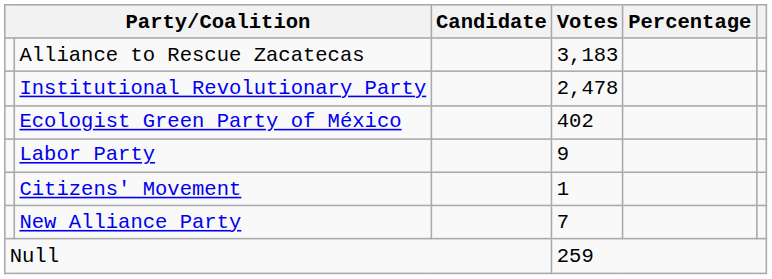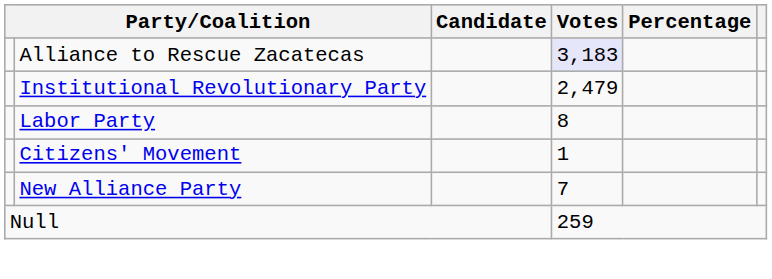(588, 55) no background -> (588, 55) lavender background
(588, 88) 2,478 -> (588, 88) 2,479
- row: (211, 122)
(563, 155) 9 -> (563, 122) 8
